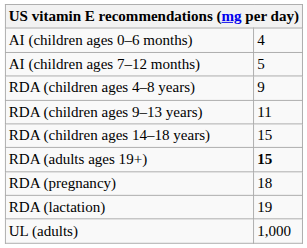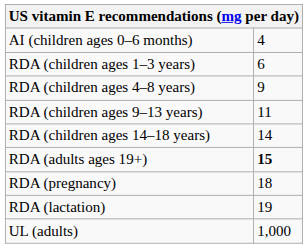- row: (104, 64)
+ row: (102, 64)
(265, 135) 15 -> (265, 135) 14
